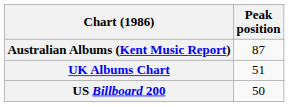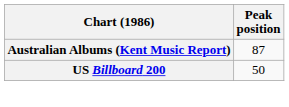- row: (119, 70)
